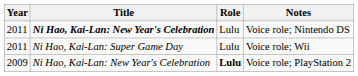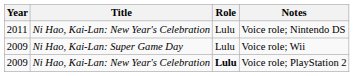(124, 29) bold -> (121, 29) normal
(17, 46) 2011 -> (17, 46) 2009
